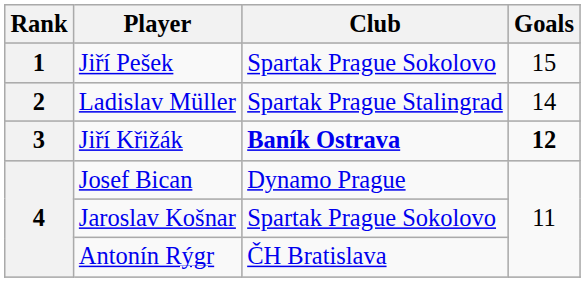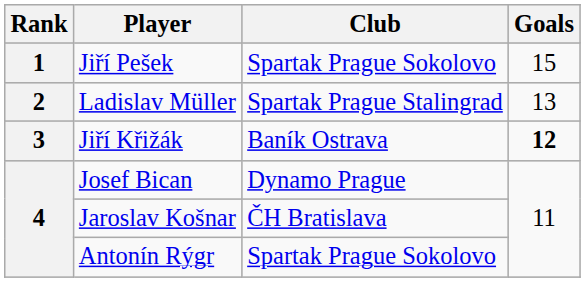(544, 101) 14 -> (544, 101) 13
(324, 140) bold -> (318, 140) normal
(372, 218) Spartak Prague Sokolovo -> (317, 218) ČH Bratislava
(317, 256) ČH Bratislava -> (372, 256) Spartak Prague Sokolovo
